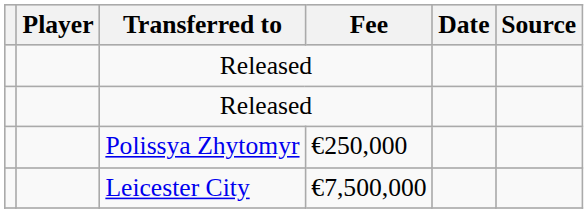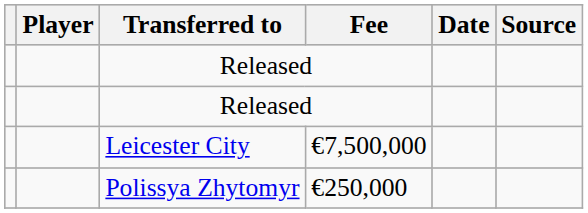rows swapped: (202, 146) <-> (178, 187)
